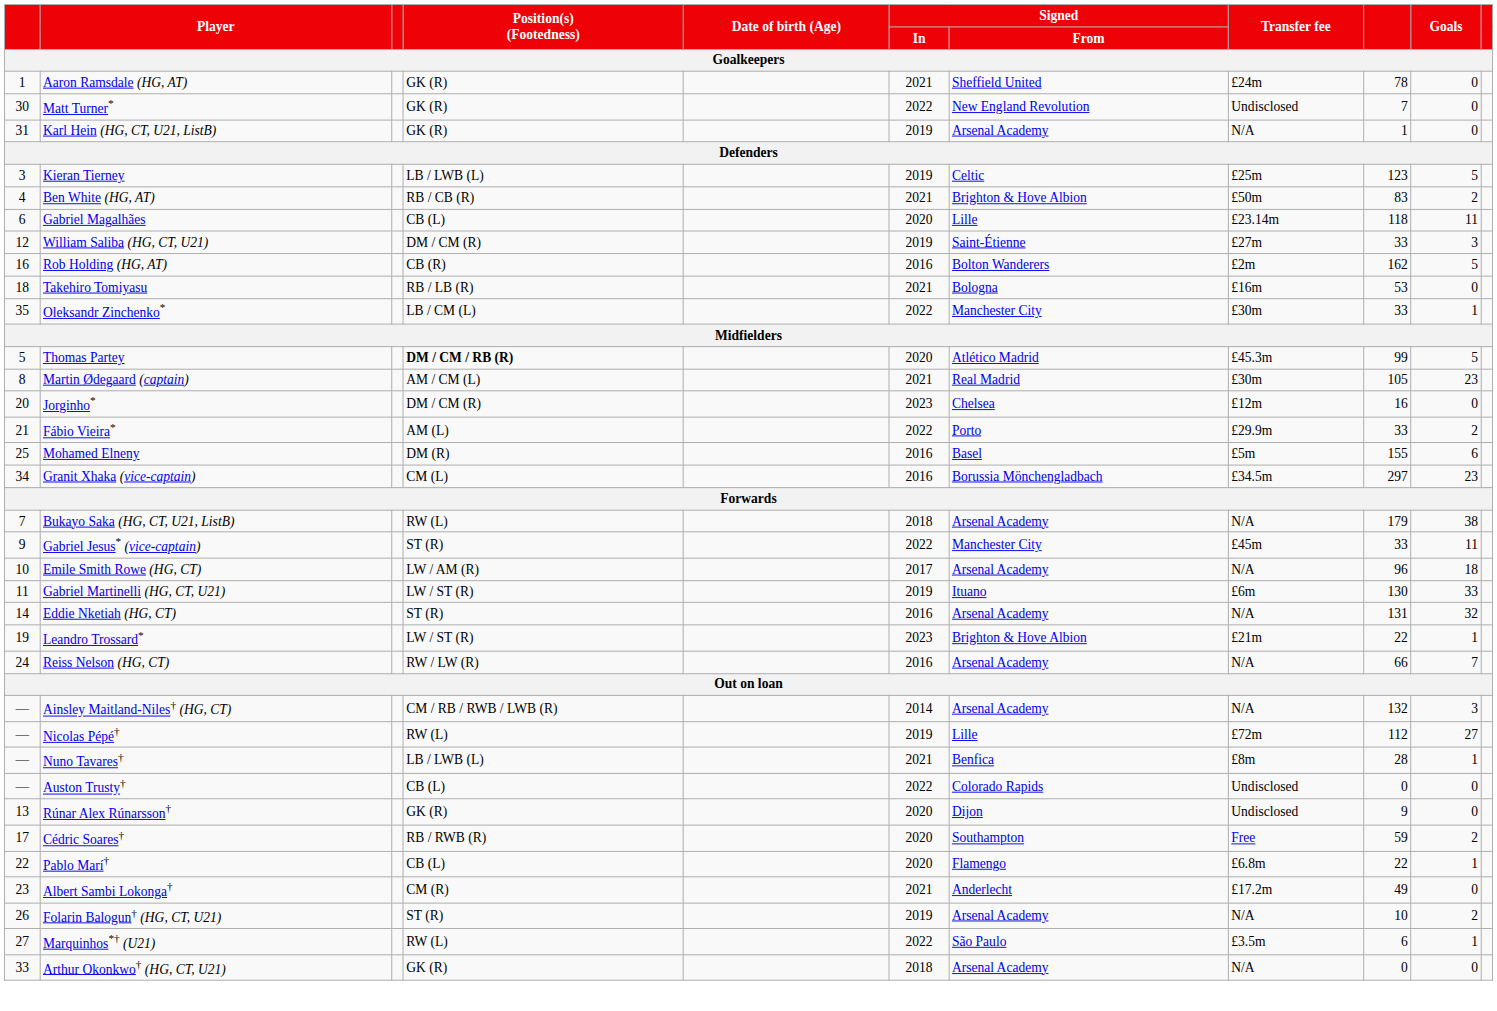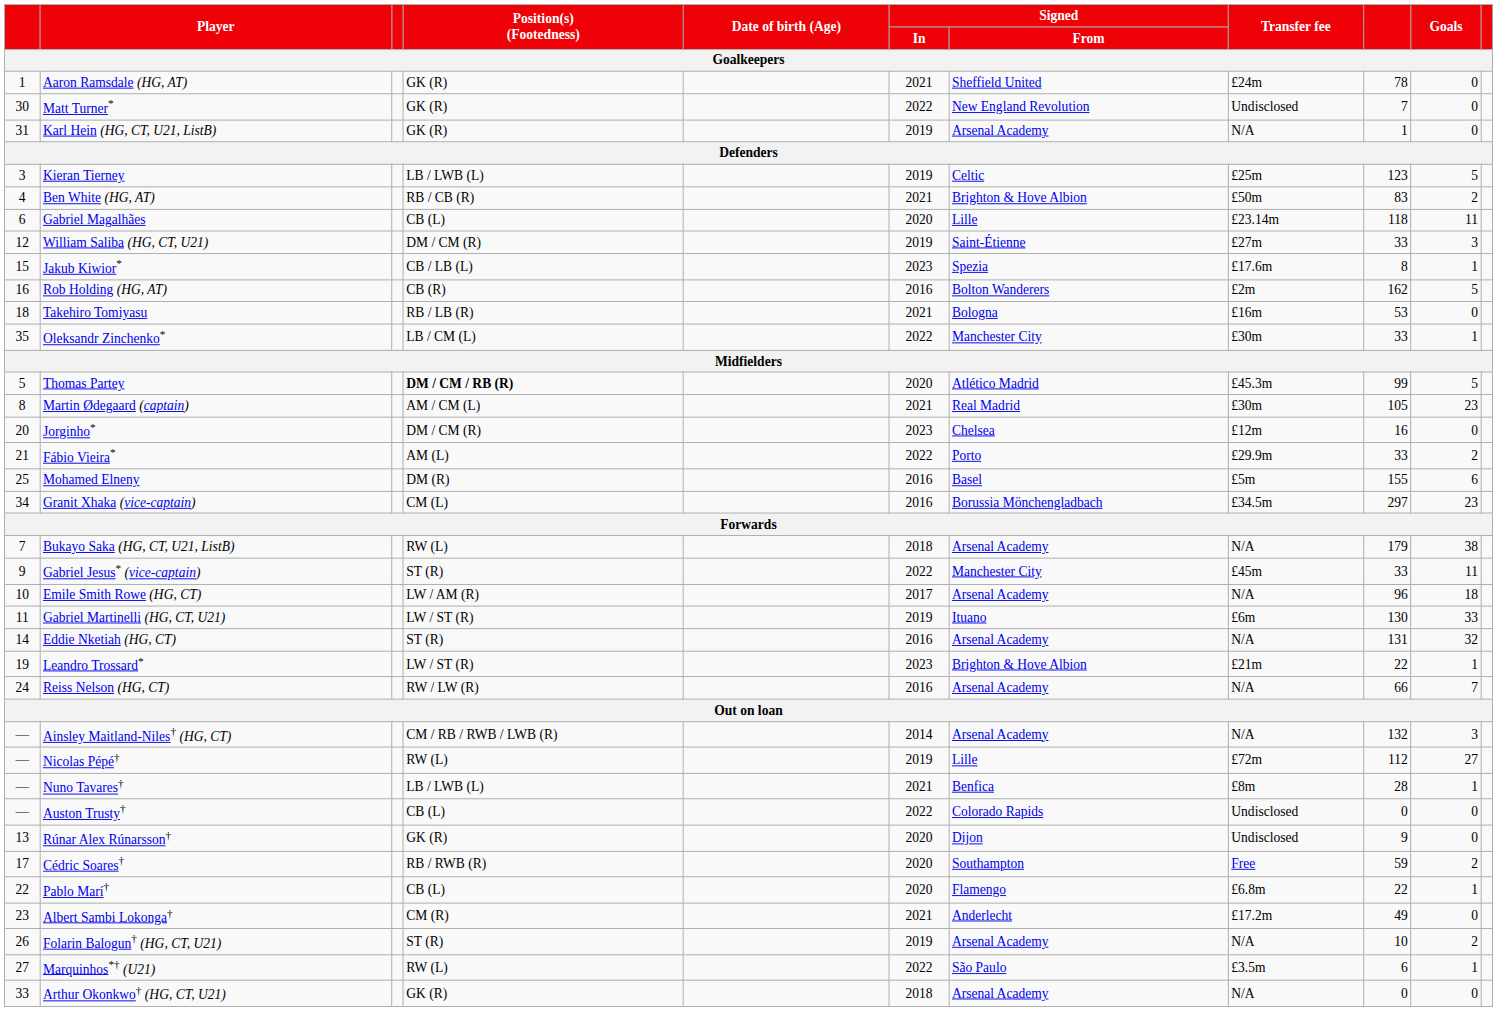+ row: (82, 266)
